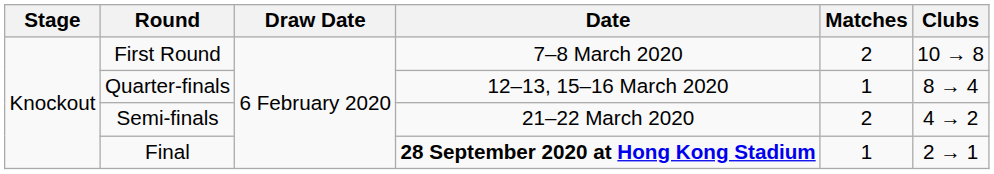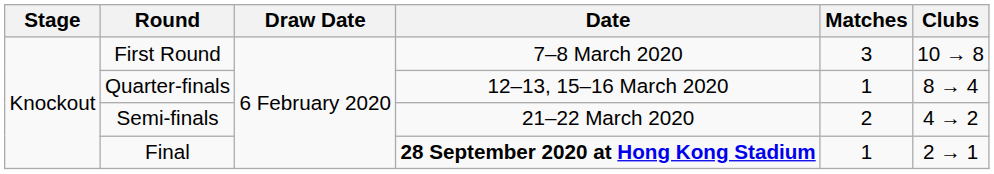(867, 53) 2 -> (867, 53) 3
